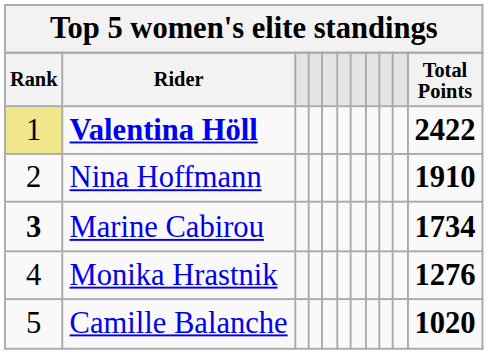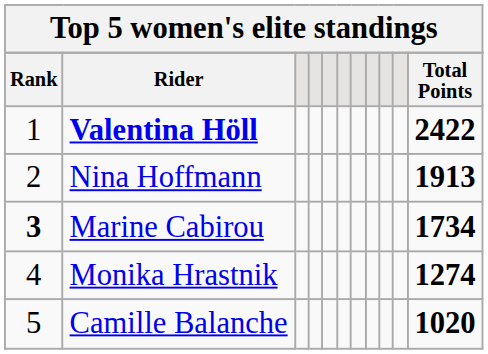(34, 129) khaki background -> (34, 129) no background
(445, 177) 1910 -> (445, 177) 1913
(445, 274) 1276 -> (445, 274) 1274
